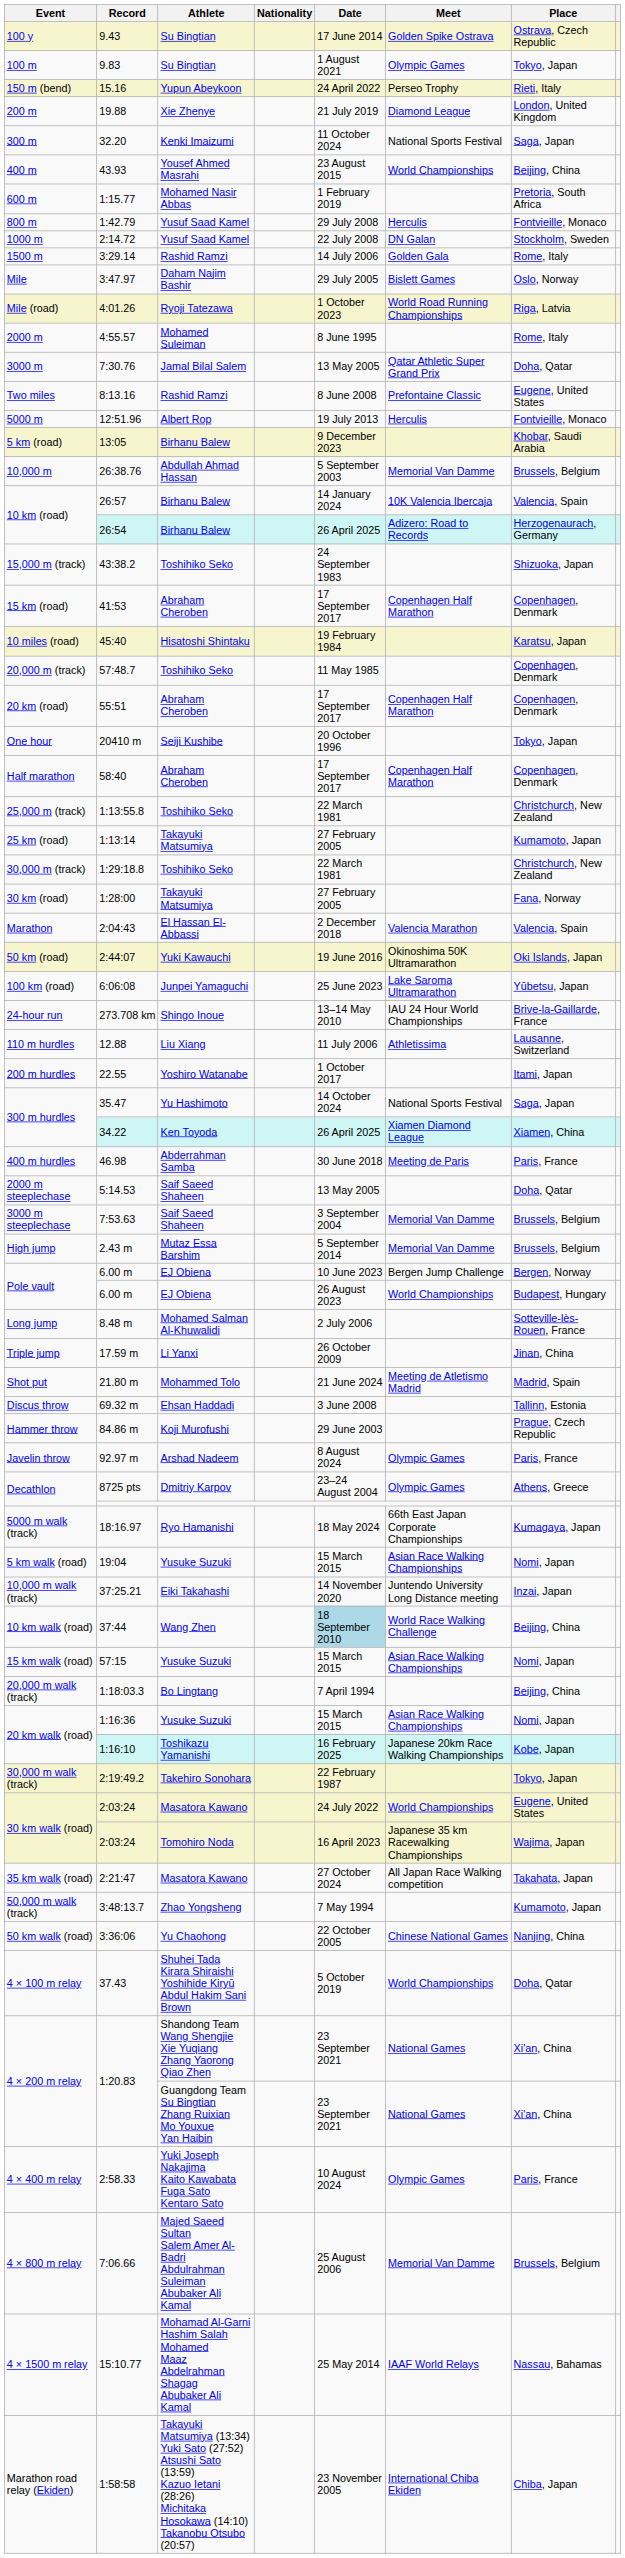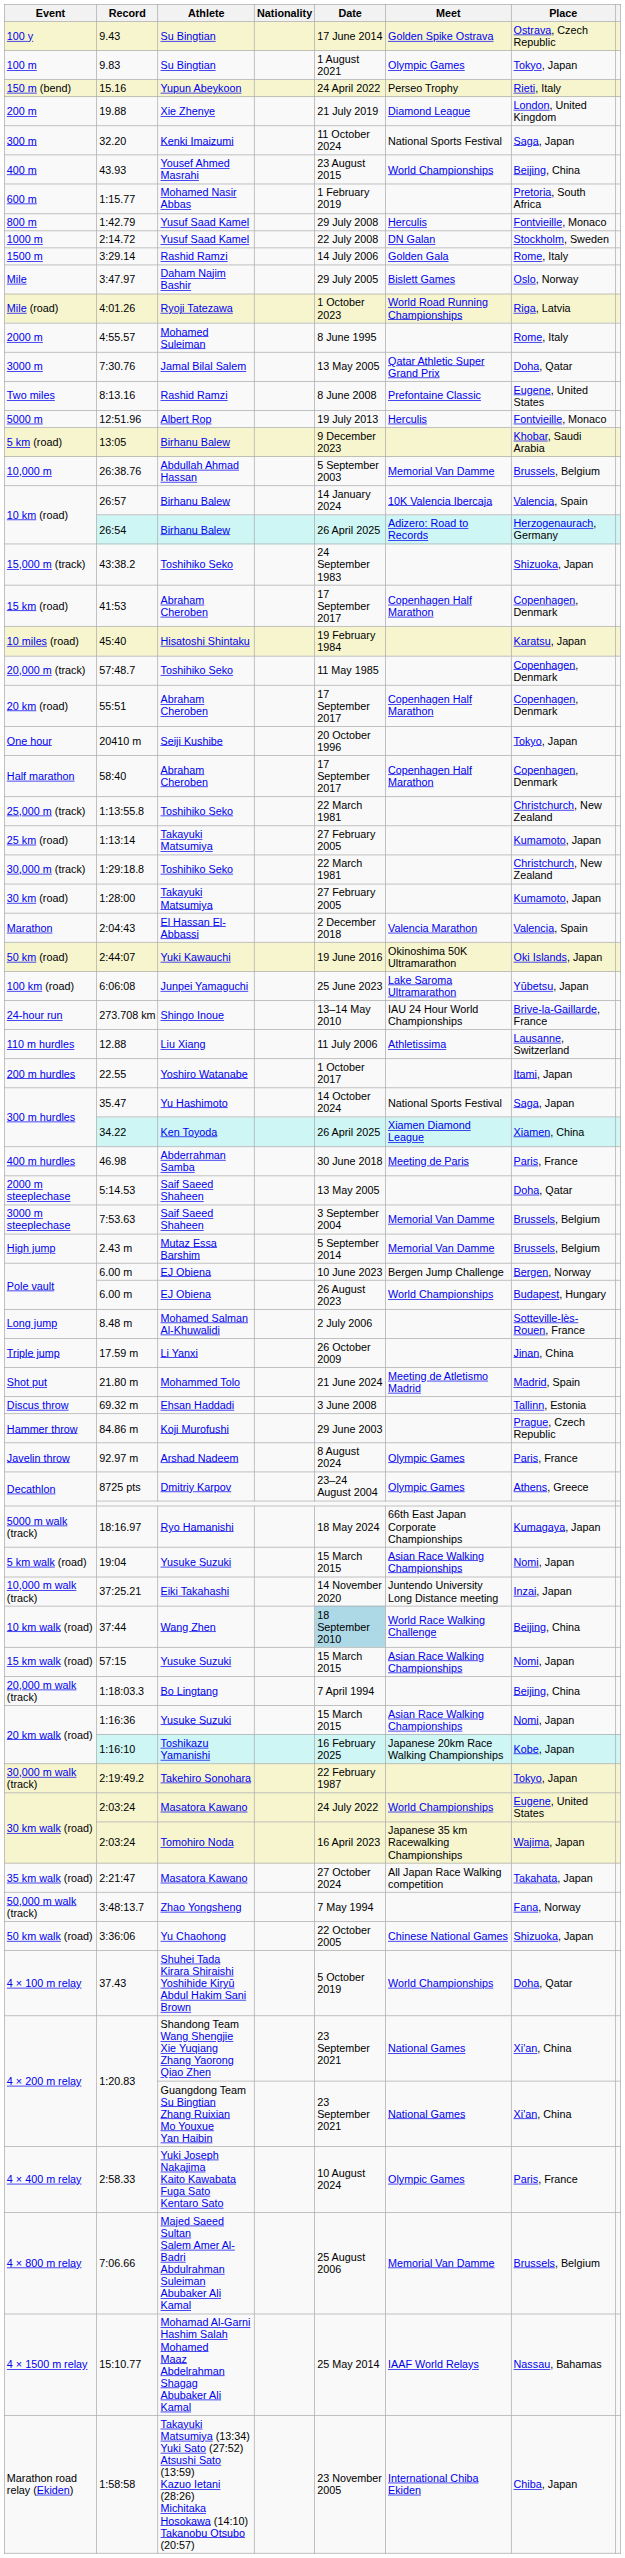(547, 899) Fana, Norway -> (557, 899) Kumamoto, Japan
(557, 1907) Kumamoto, Japan -> (547, 1907) Fana, Norway
(549, 1936) Nanjing, China -> (553, 1936) Shizuoka, Japan
